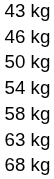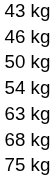- row: (27, 113)
+ row: (27, 165)
